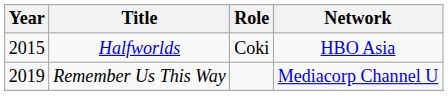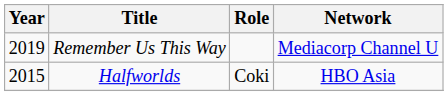rows swapped: (140, 47) <-> (140, 76)
